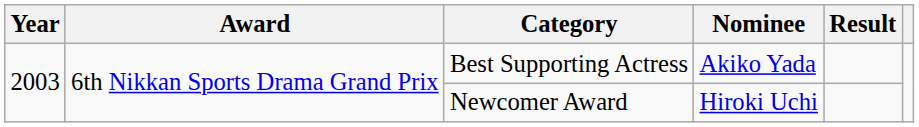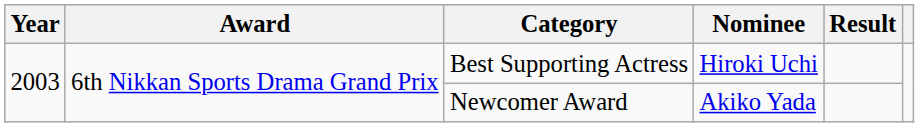(758, 63) Akiko Yada -> (759, 63) Hiroki Uchi
(759, 102) Hiroki Uchi -> (758, 102) Akiko Yada
